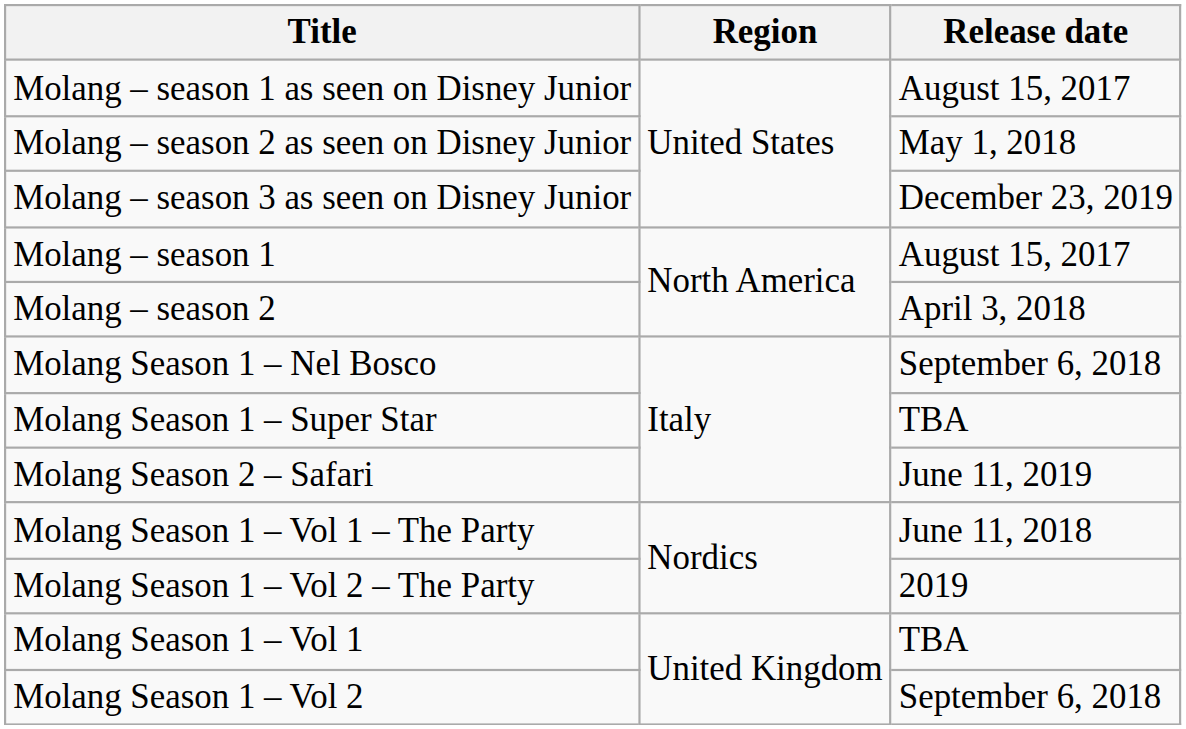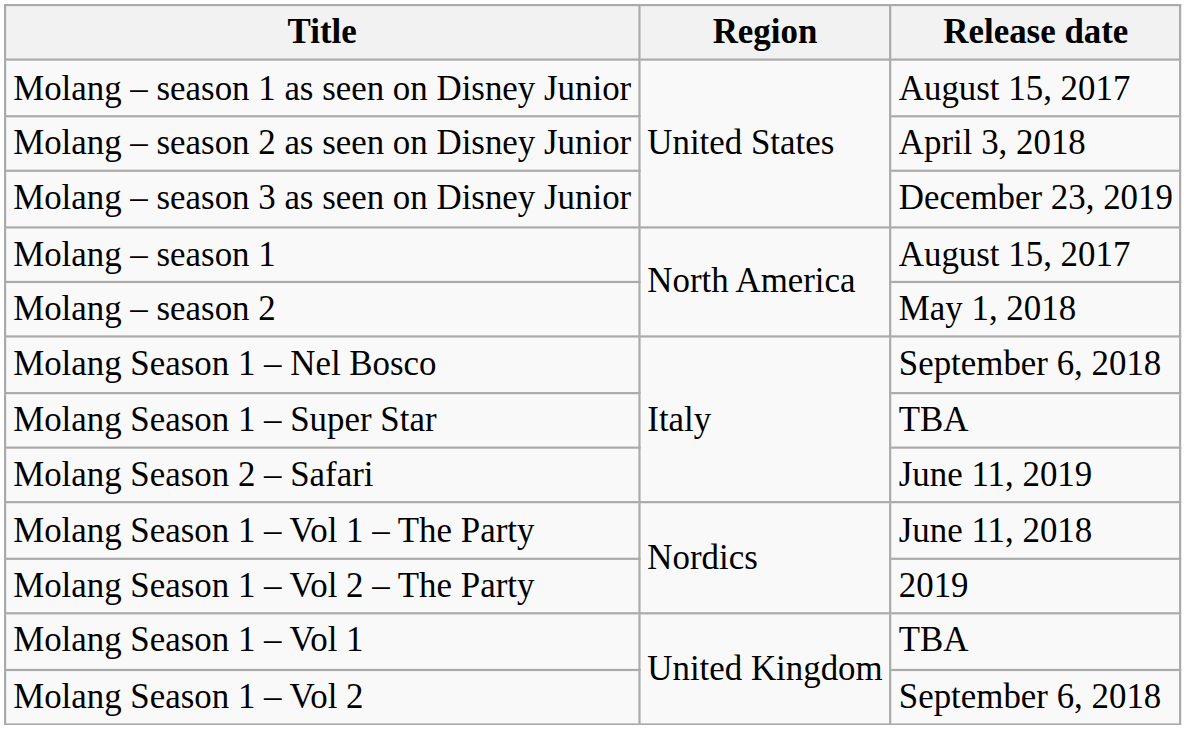(987, 142) May 1, 2018 -> (992, 142) April 3, 2018
(992, 308) April 3, 2018 -> (987, 308) May 1, 2018
